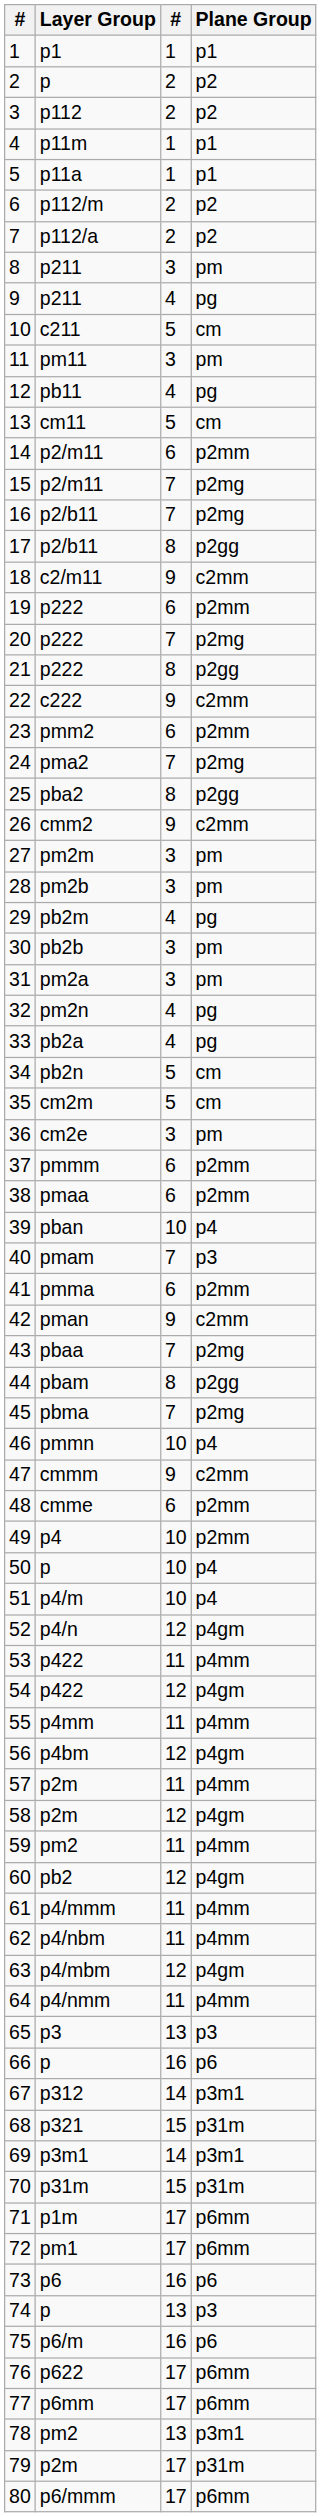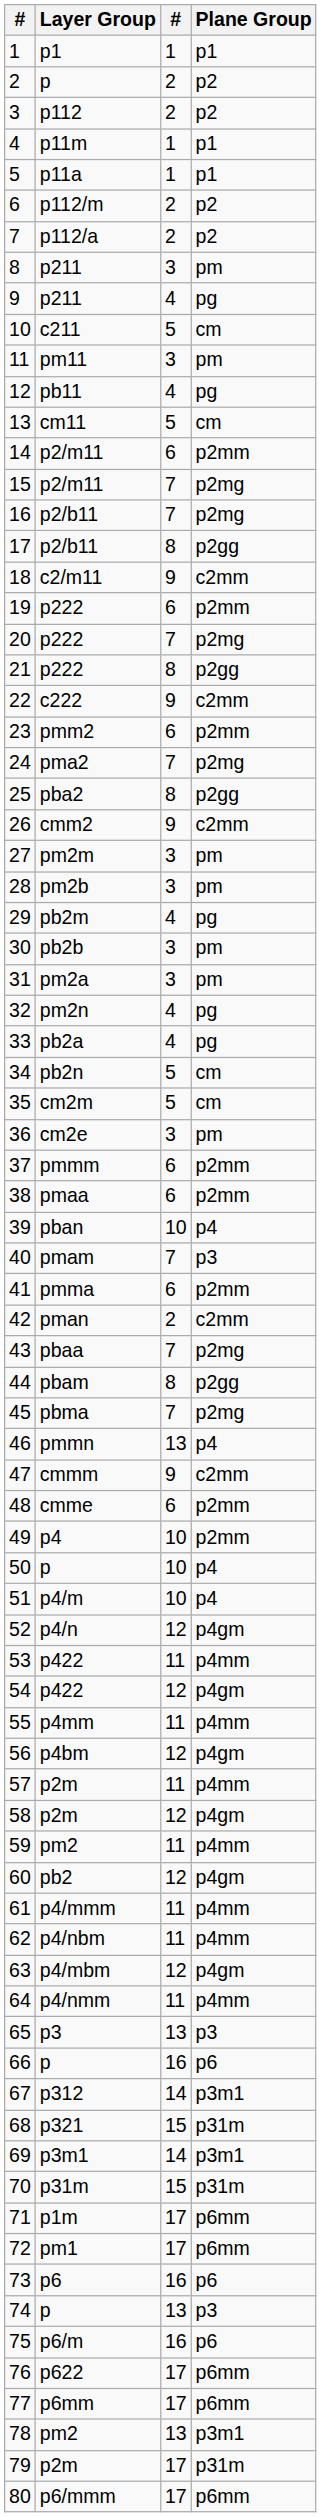(170, 1320) 9 -> (170, 1320) 2
(176, 1444) 10 -> (176, 1444) 13
